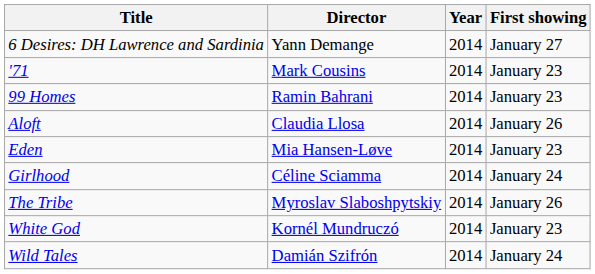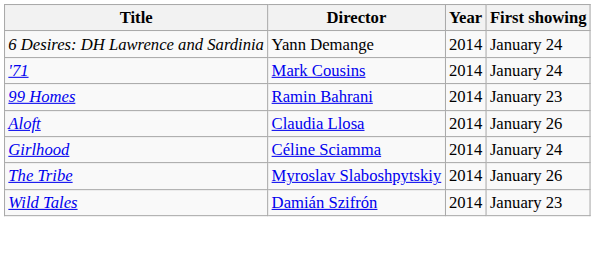(526, 44) January 27 -> (526, 44) January 24
(526, 70) January 23 -> (526, 70) January 24
- row: (25, 149)
- row: (44, 228)
(526, 255) January 24 -> (526, 202) January 23
